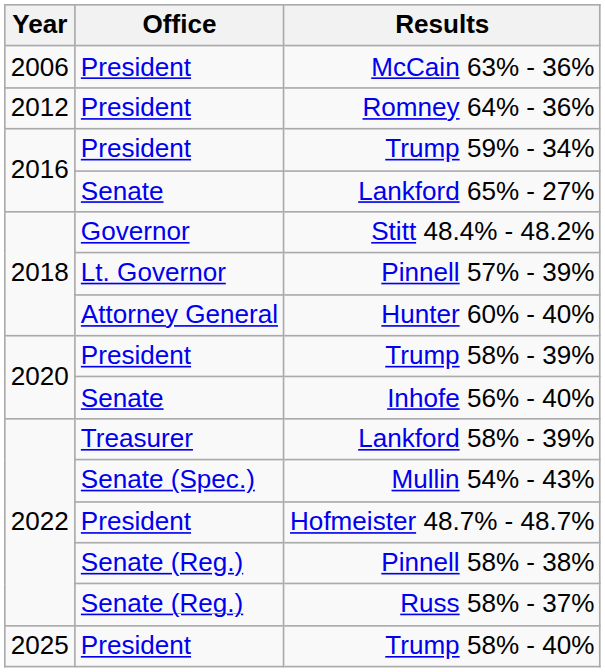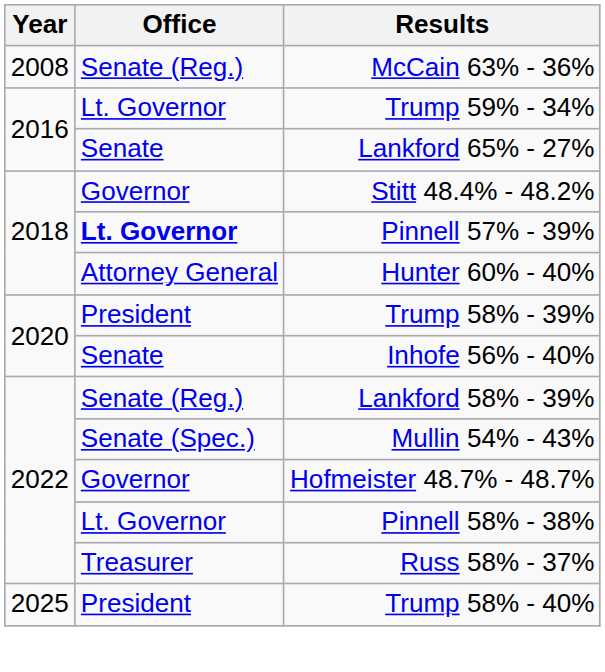(40, 66) 2006 -> (40, 66) 2008
(136, 66) President -> (162, 66) Senate (Reg.)
- row: (478, 107)
(136, 149) President -> (153, 107) Lt. Governor
(153, 273) normal -> (159, 231) bold
(137, 438) Treasurer -> (162, 397) Senate (Reg.)
(136, 521) President -> (135, 480) Governor
(162, 562) Senate (Reg.) -> (153, 521) Lt. Governor
(162, 604) Senate (Reg.) -> (137, 562) Treasurer
